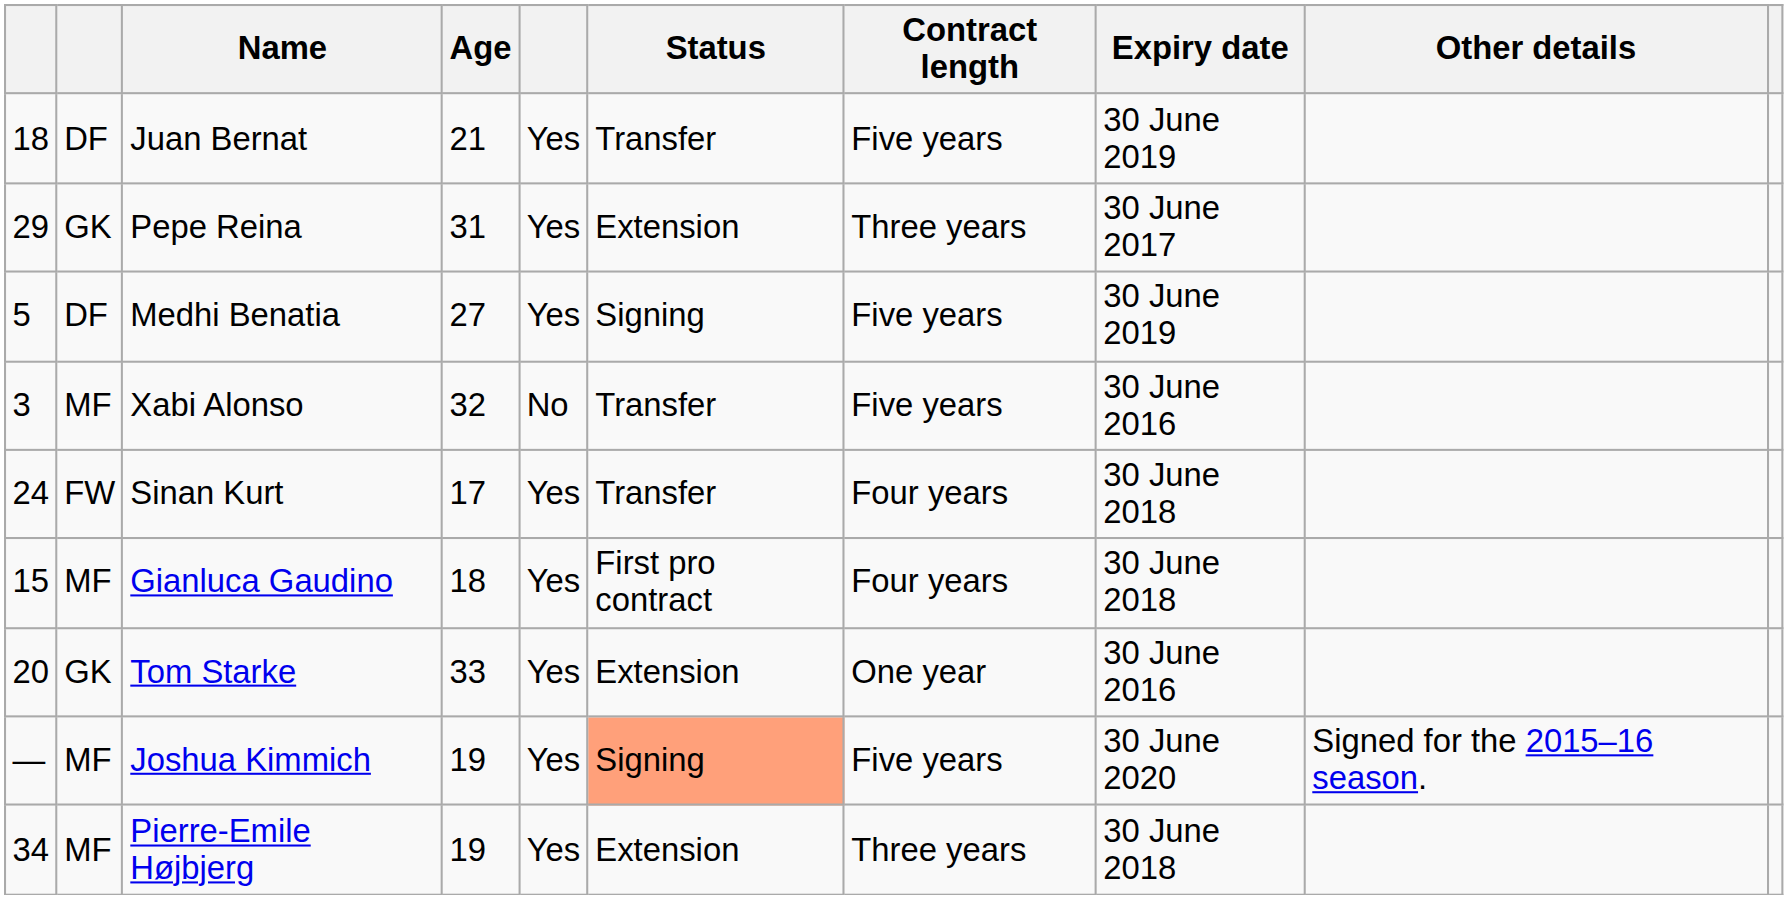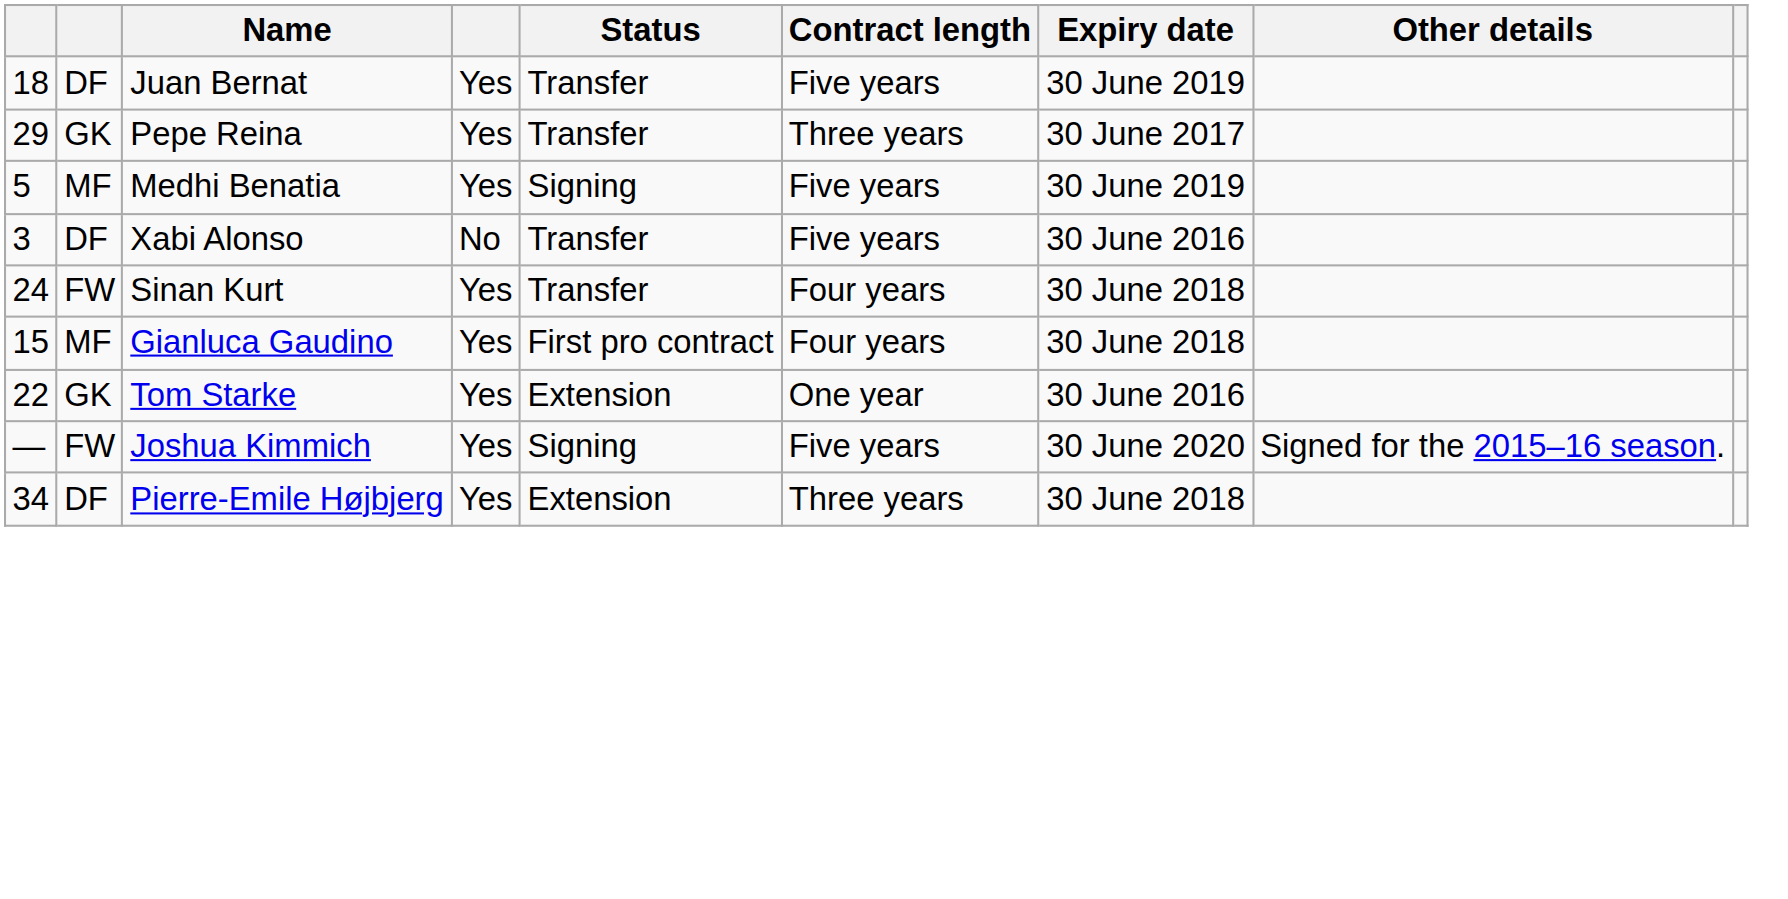- column: (481, 48)
(667, 226) Extension -> (588, 134) Transfer
(86, 315) DF -> (88, 186) MF
(88, 404) MF -> (86, 238) DF
(31, 671) 20 -> (31, 394) 22
(88, 760) MF -> (90, 446) FW
(650, 760) lightsalmon background -> (582, 446) no background
(88, 849) MF -> (86, 498) DF
